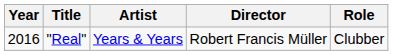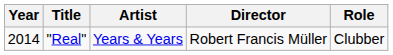(24, 38) 2016 -> (24, 38) 2014
